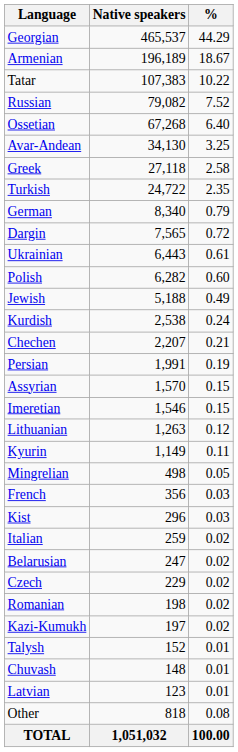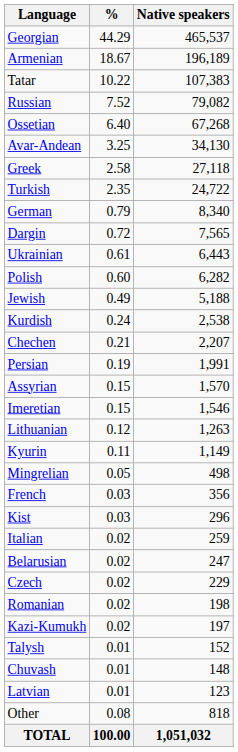columns swapped: (139, 15) <-> (211, 15)
